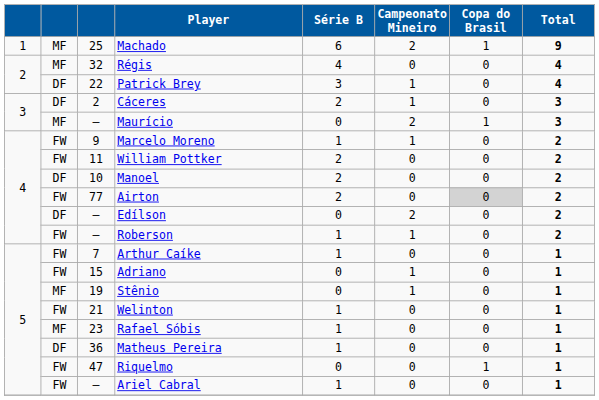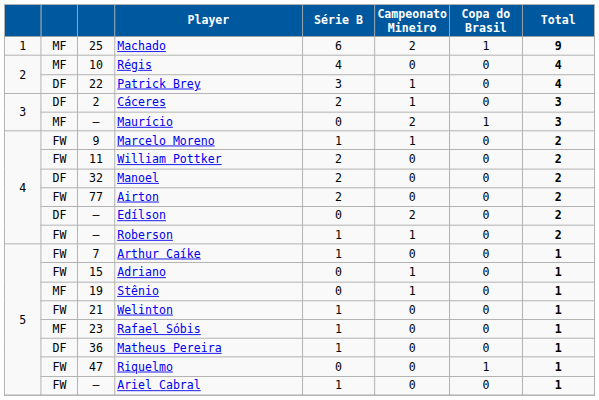(96, 65) 32 -> (96, 65) 10
(96, 178) 10 -> (96, 178) 32
(486, 197) lightgrey background -> (486, 197) no background
